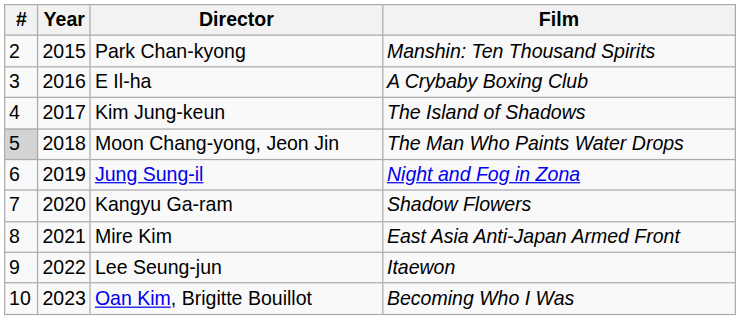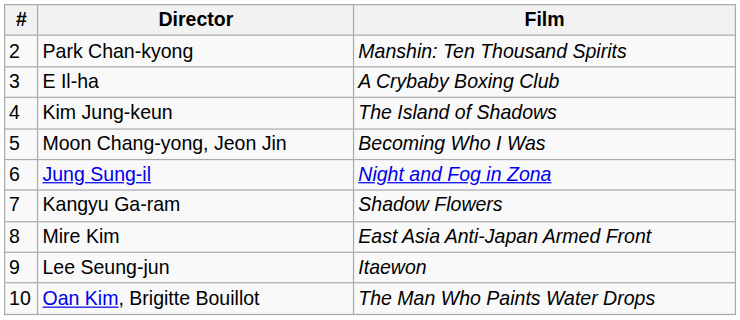- column: (64, 19)
(15, 143) lightgrey background -> (15, 143) no background
(535, 143) The Man Who Paints Water Drops -> (452, 143) Becoming Who I Was
(481, 298) Becoming Who I Was -> (507, 298) The Man Who Paints Water Drops
